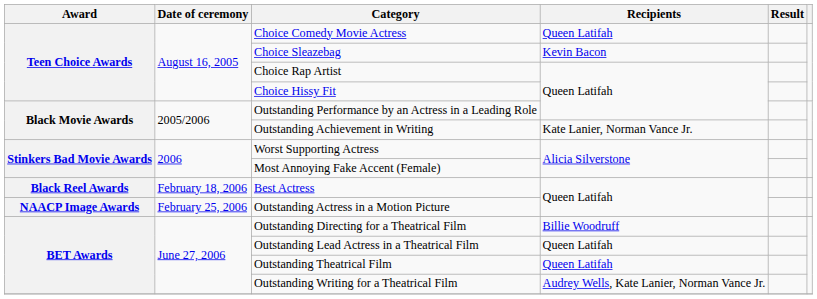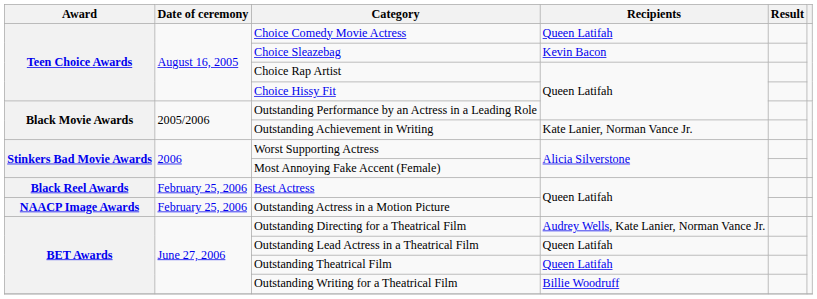(202, 187) February 18, 2006 -> (202, 187) February 25, 2006
(581, 226) Billie Woodruff -> (654, 226) Audrey Wells, Kate Lanier, Norman Vance Jr.
(654, 284) Audrey Wells, Kate Lanier, Norman Vance Jr. -> (581, 284) Billie Woodruff
